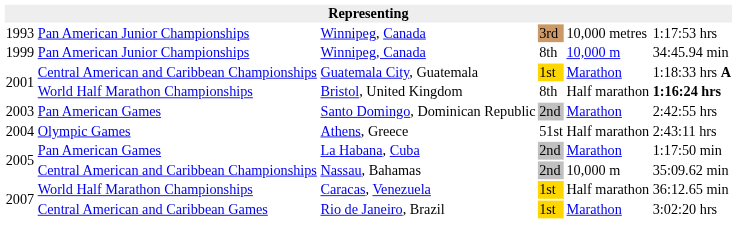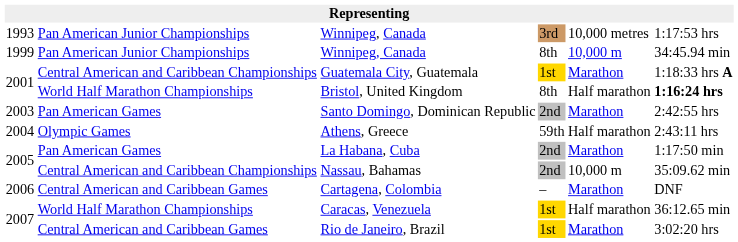(551, 131) 51st -> (552, 131) 59th
+ row: (20, 189)
